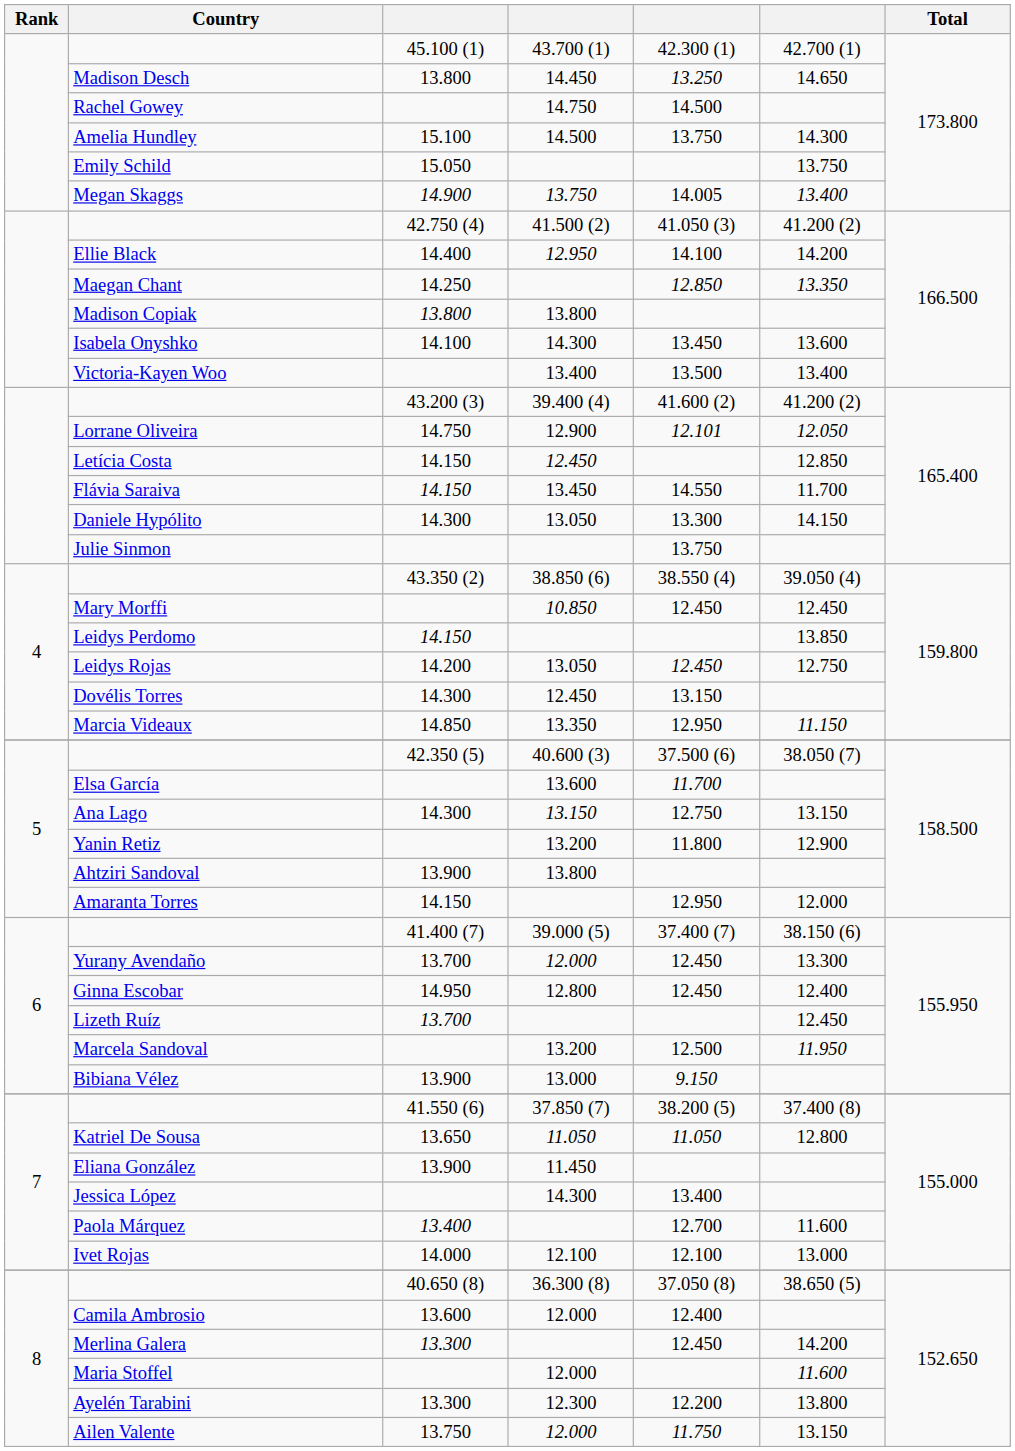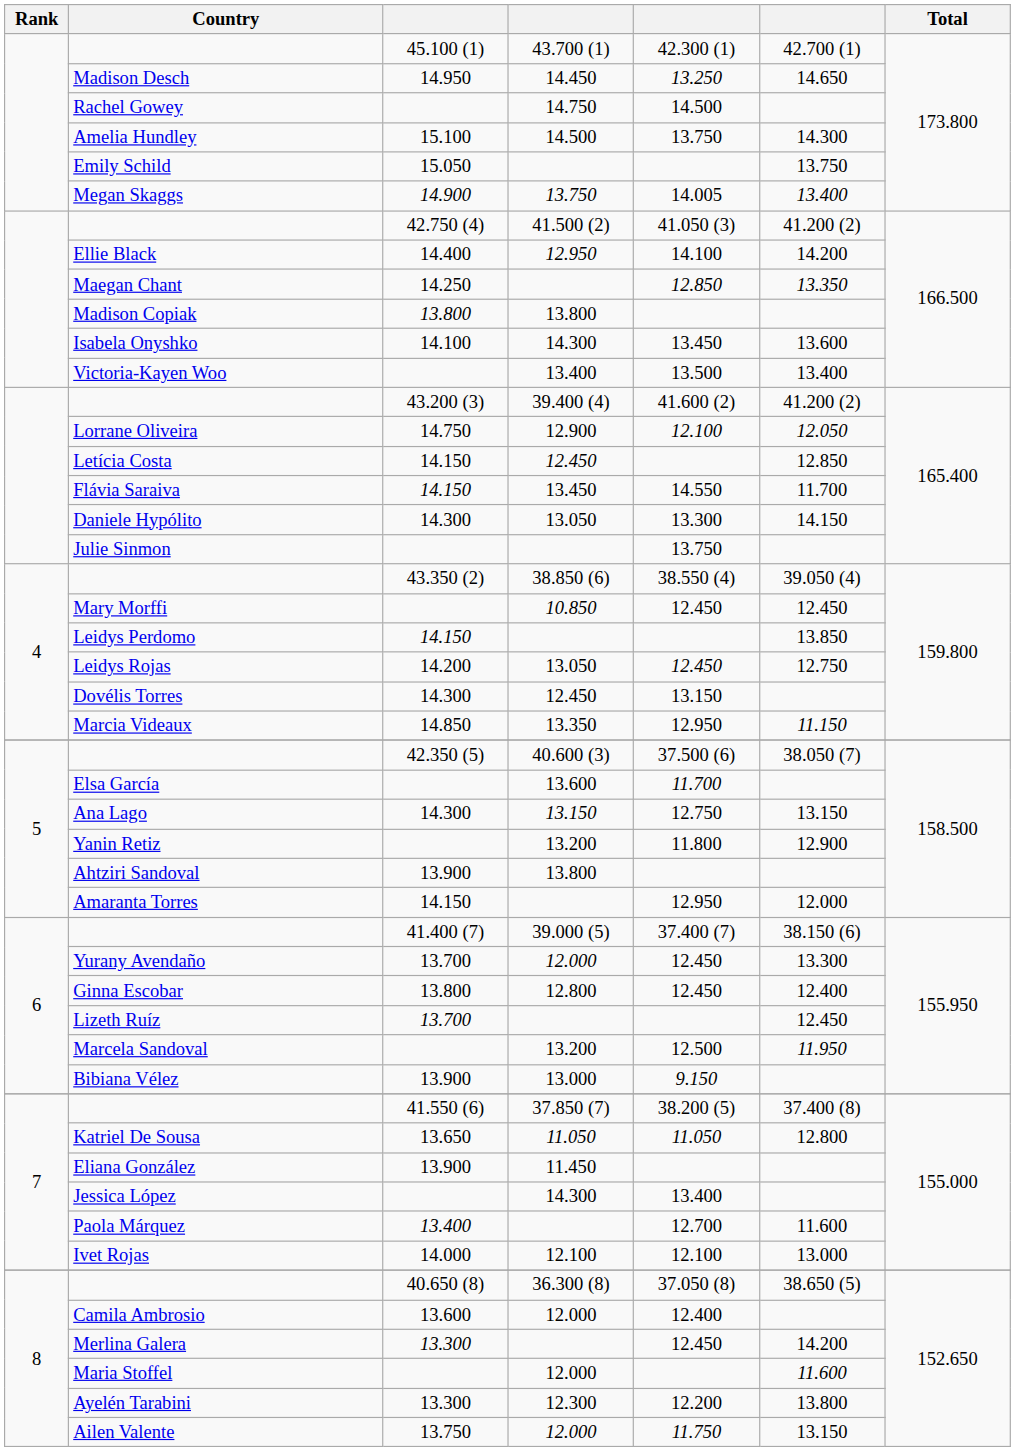(445, 78) 13.800 -> (445, 78) 14.950
(696, 431) 12.101 -> (696, 431) 12.100
(445, 990) 14.950 -> (445, 990) 13.800
